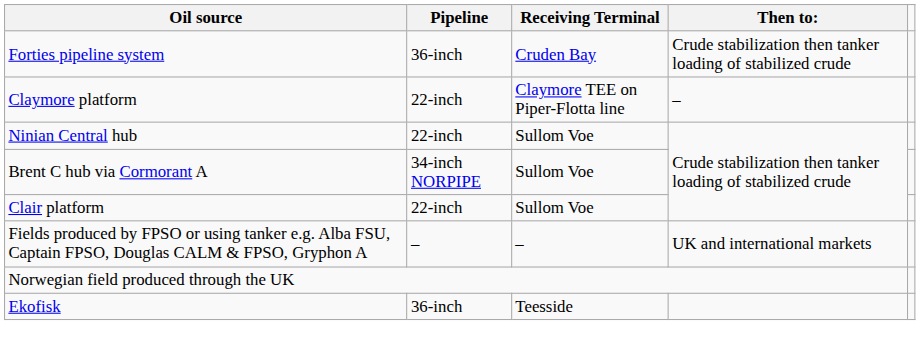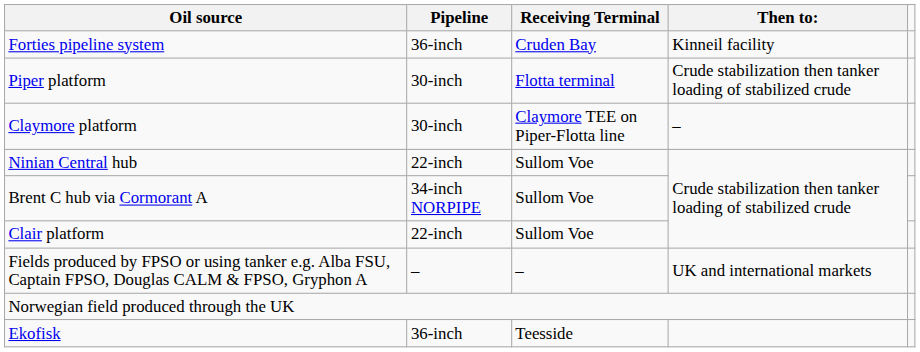(776, 53) Crude stabilization then tanker loading of stabilized crude -> (723, 44) Kinneil facility
+ row: (57, 80)
(437, 99) 22-inch -> (437, 126) 30-inch
